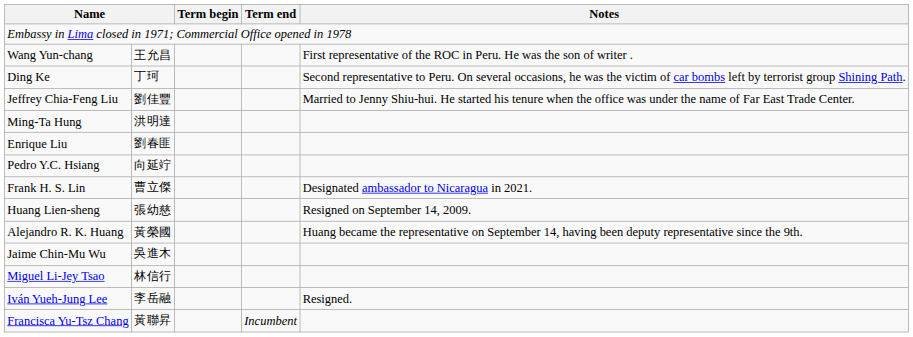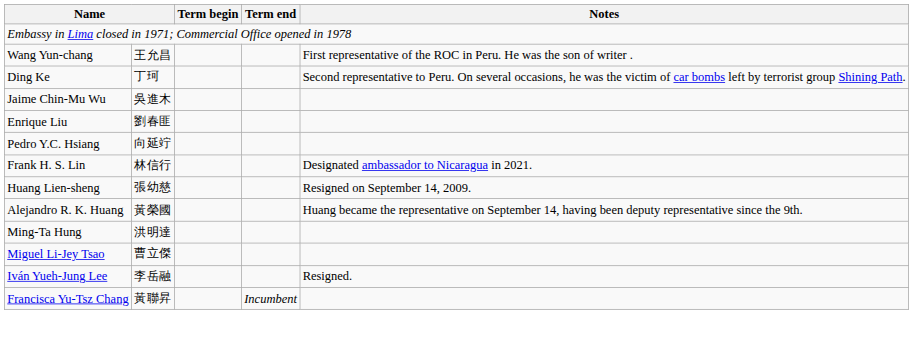- row: (63, 99)
rows swapped: (44, 121) <-> (56, 254)
(153, 187) 曹立傑 -> (153, 165) 林信行
(153, 276) 林信行 -> (153, 253) 曹立傑
